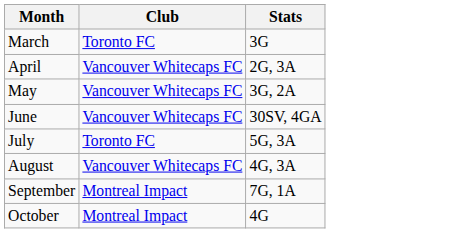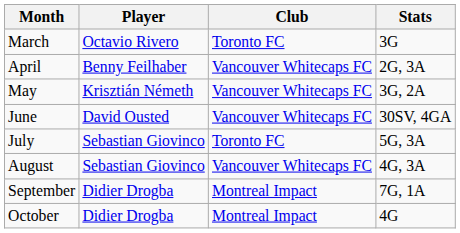+ column: (144, 16)
